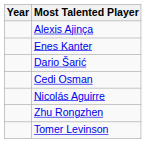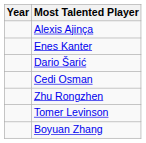- row: (69, 96)
+ row: (68, 130)
